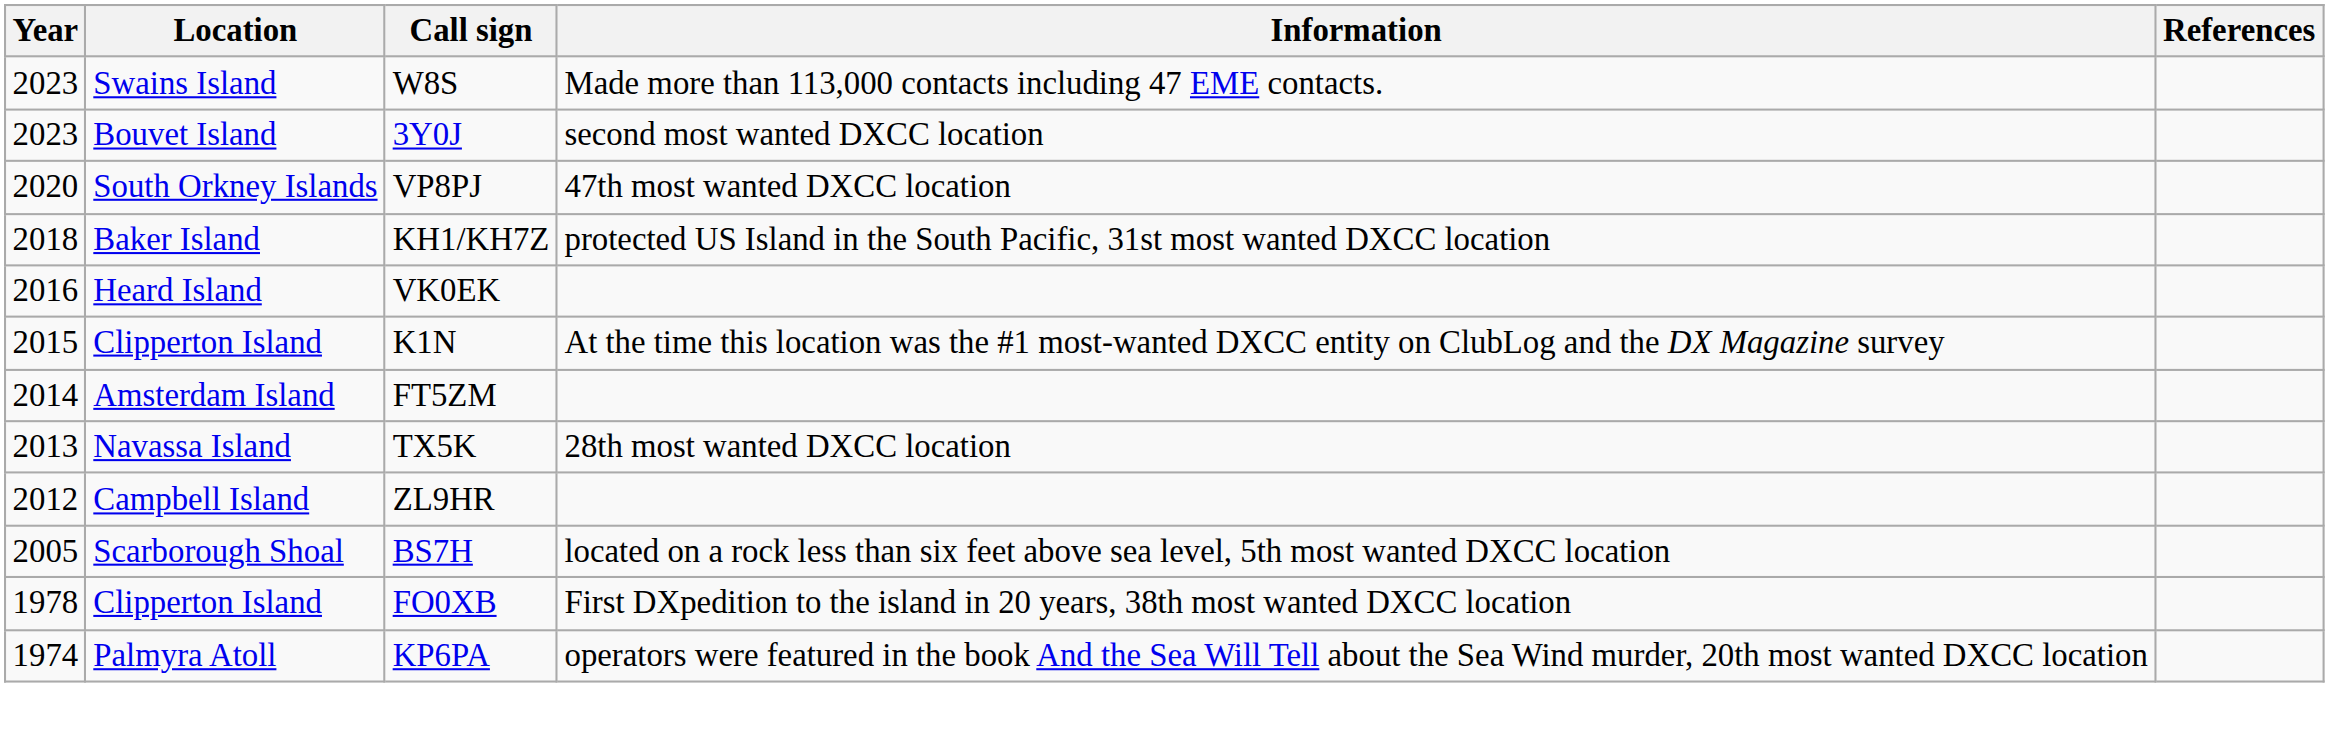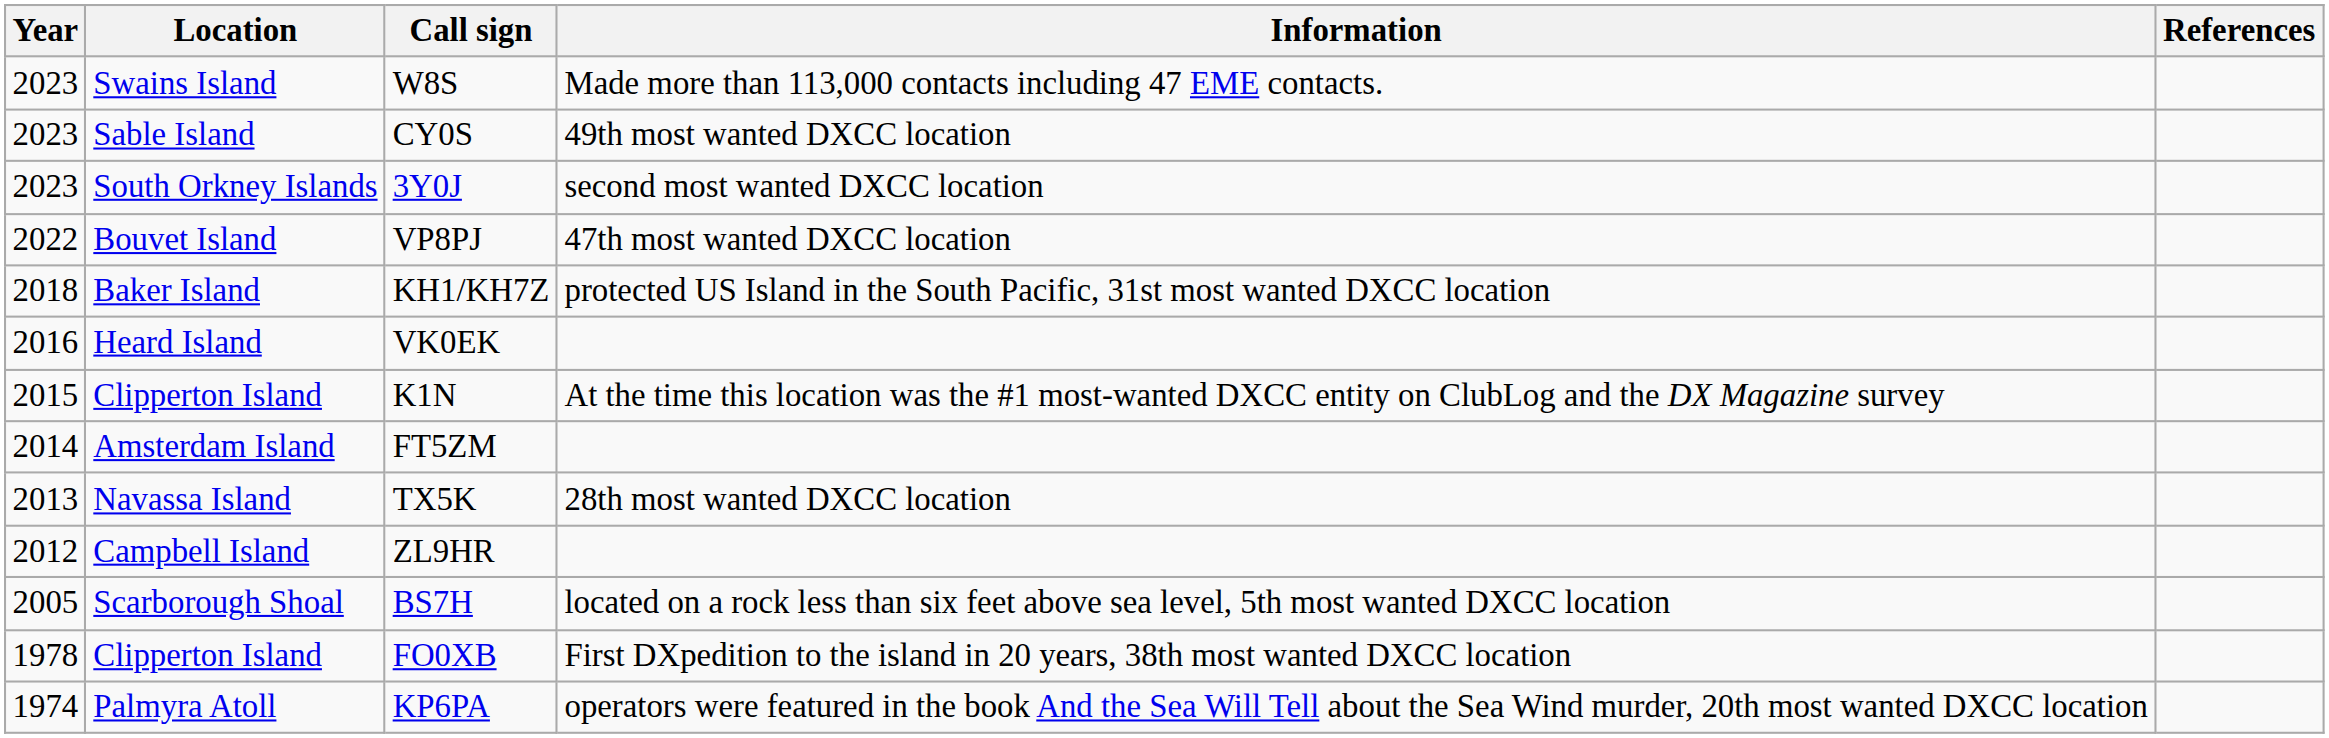+ row: (433, 134)
(185, 134) Bouvet Island -> (235, 186) South Orkney Islands
(45, 186) 2020 -> (45, 238) 2022
(235, 186) South Orkney Islands -> (185, 238) Bouvet Island
